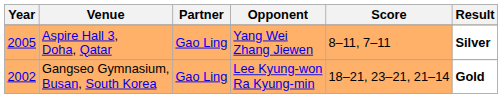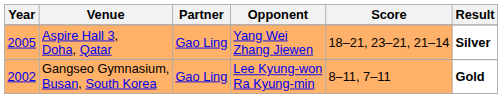(359, 42) 8–11, 7–11 -> (389, 42) 18–21, 23–21, 21–14
(389, 77) 18–21, 23–21, 21–14 -> (359, 77) 8–11, 7–11
